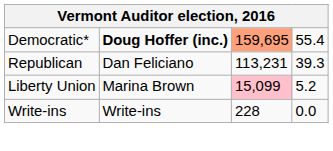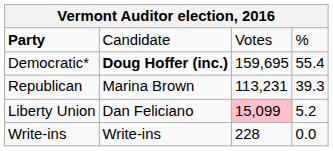+ row: (27, 39)
(262, 39) lightsalmon background -> (262, 63) no background
(148, 63) Dan Feliciano -> (148, 87) Marina Brown
(148, 87) Marina Brown -> (148, 110) Dan Feliciano
